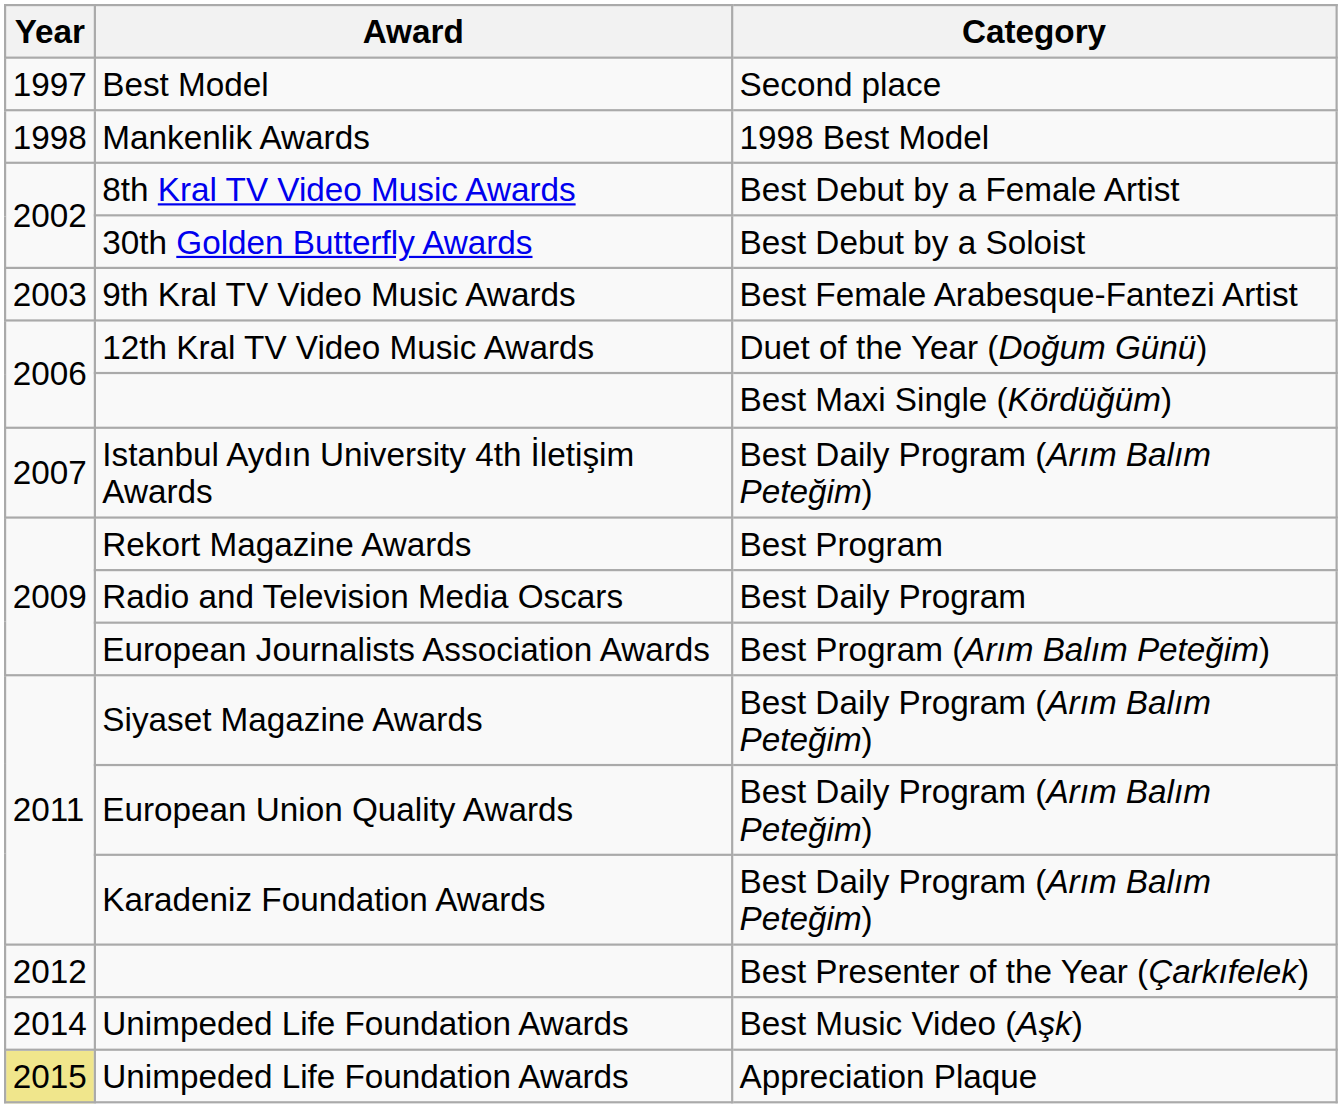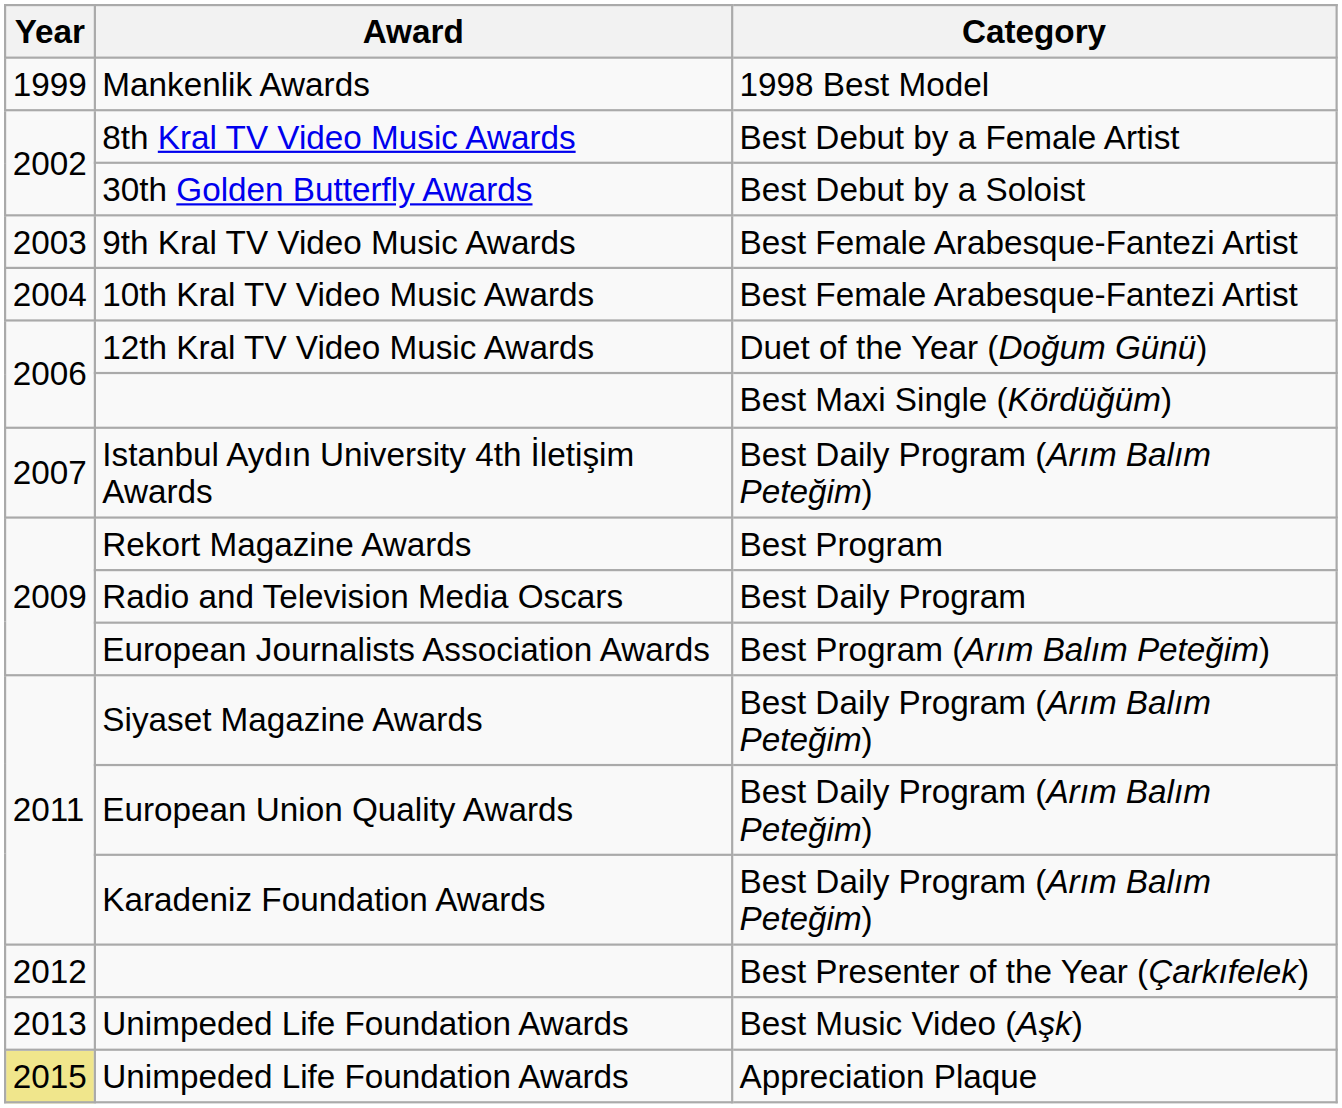- row: (186, 84)
(50, 137) 1998 -> (50, 84) 1999
+ row: (348, 295)
(50, 1024) 2014 -> (50, 1024) 2013
